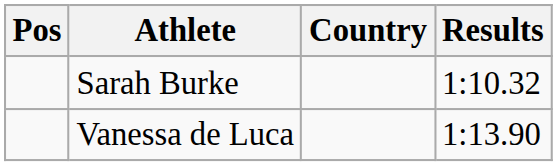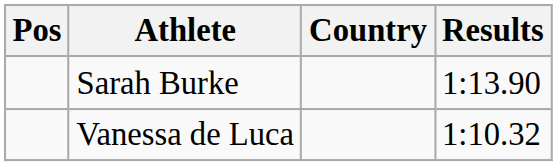(491, 82) 1:10.32 -> (491, 82) 1:13.90
(491, 133) 1:13.90 -> (491, 133) 1:10.32
